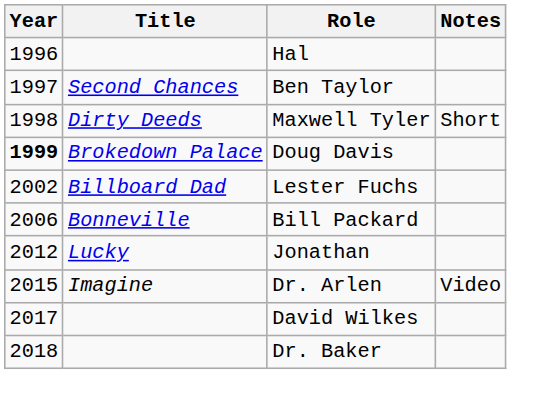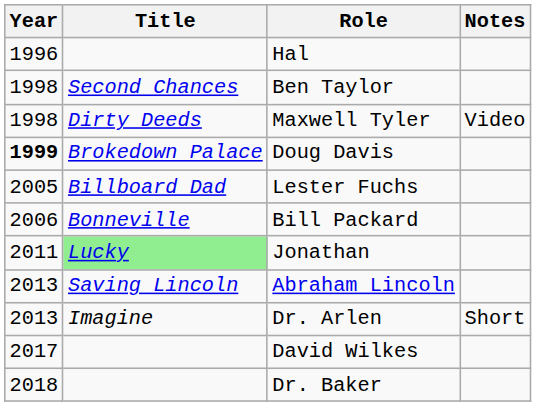(34, 87) 1997 -> (34, 87) 1998
(471, 120) Short -> (495, 120) Video
(34, 187) 2002 -> (34, 187) 2005
(34, 253) 2012 -> (34, 253) 2011
(98, 253) no background -> (98, 253) lightgreen background
+ row: (364, 286)
(34, 286) 2015 -> (34, 319) 2013
(471, 286) Video -> (495, 319) Short
